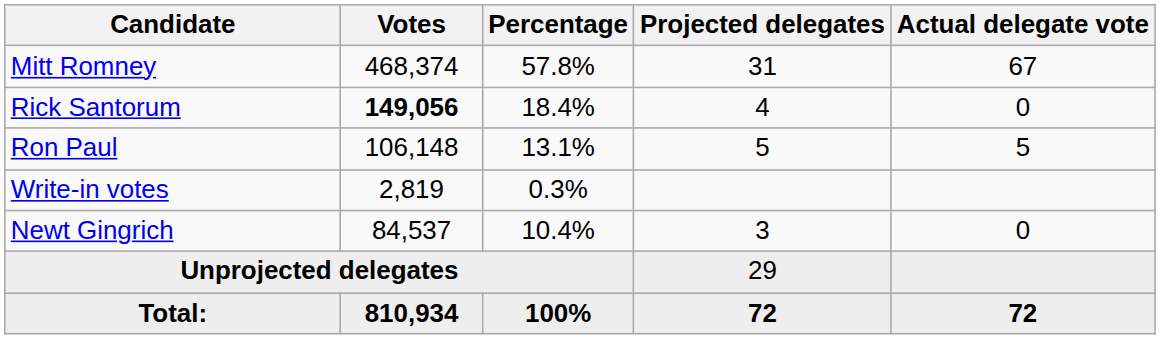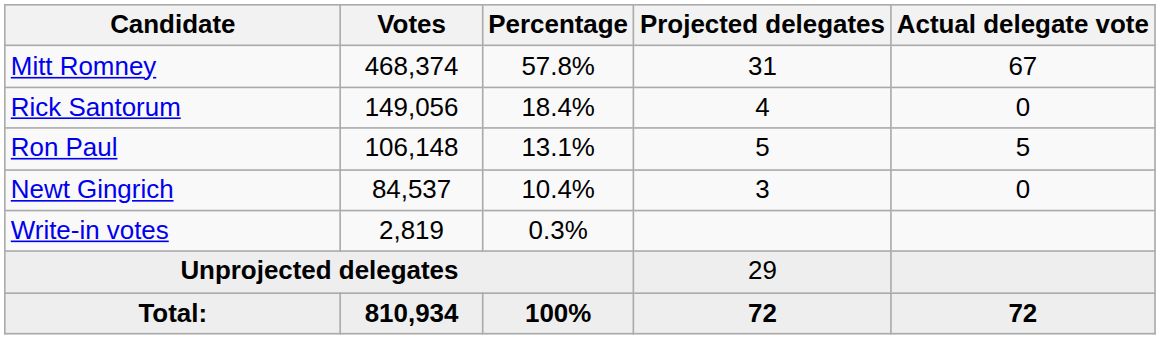(412, 107) bold -> (412, 107) normal
rows swapped: (92, 230) <-> (90, 189)
